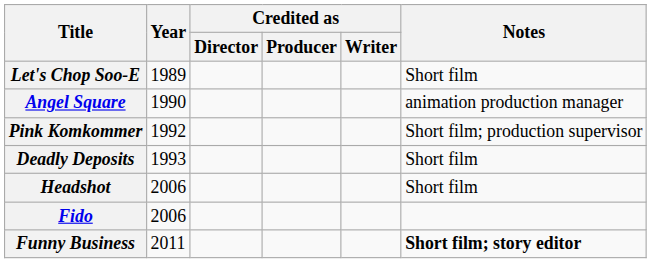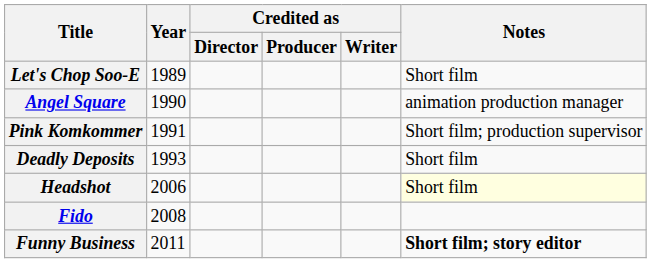(168, 131) 1992 -> (168, 131) 1991
(441, 187) no background -> (441, 187) lightyellow background
(168, 215) 2006 -> (168, 215) 2008
